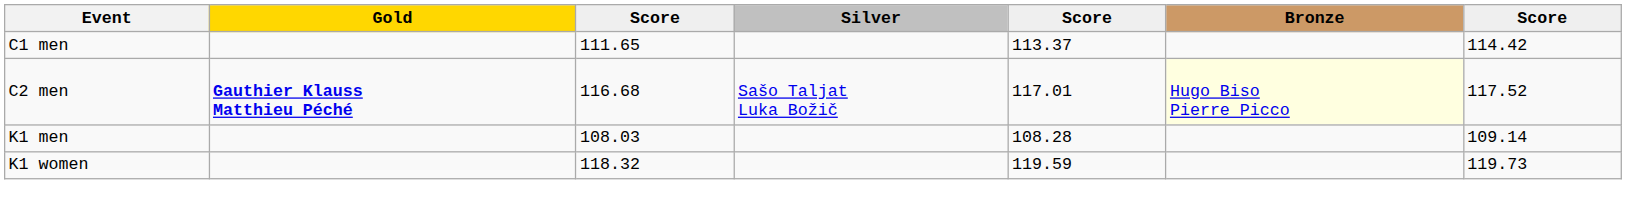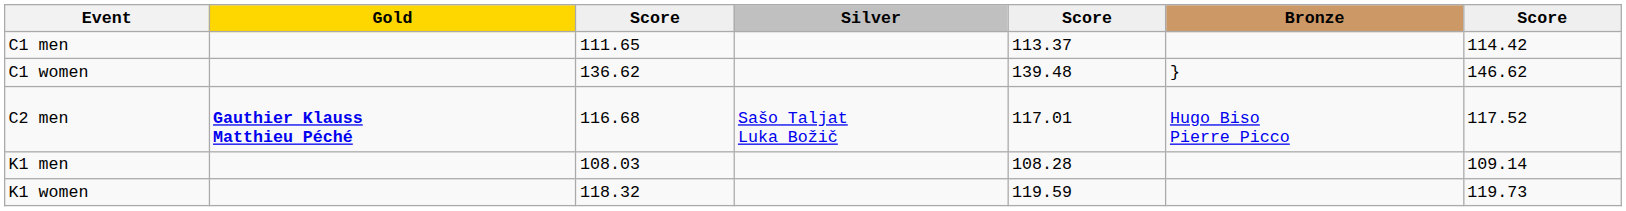+ row: (49, 72)
(1230, 101) lightyellow background -> (1230, 128) no background
